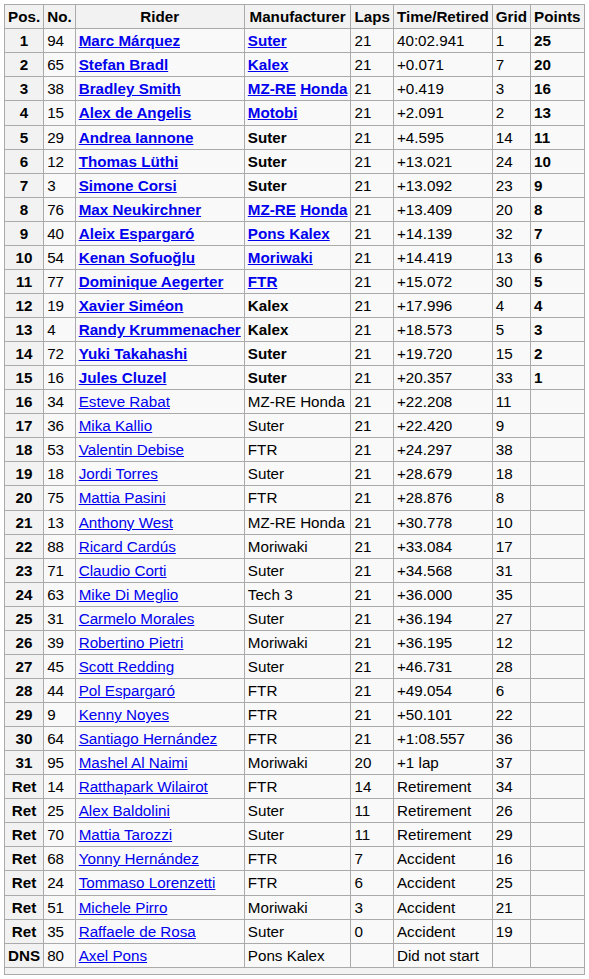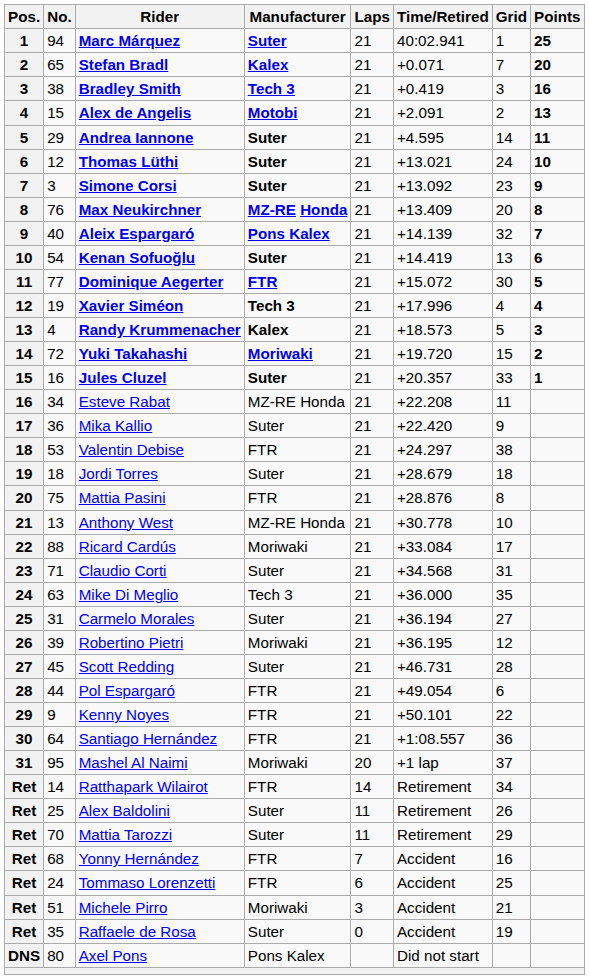(298, 89) MZ-RE Honda -> (271, 89) Tech 3
(280, 257) Moriwaki -> (267, 257) Suter
(268, 305) Kalex -> (271, 305) Tech 3
(267, 354) Suter -> (280, 354) Moriwaki
